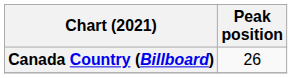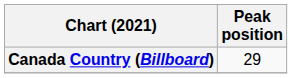(252, 60) 26 -> (252, 60) 29
